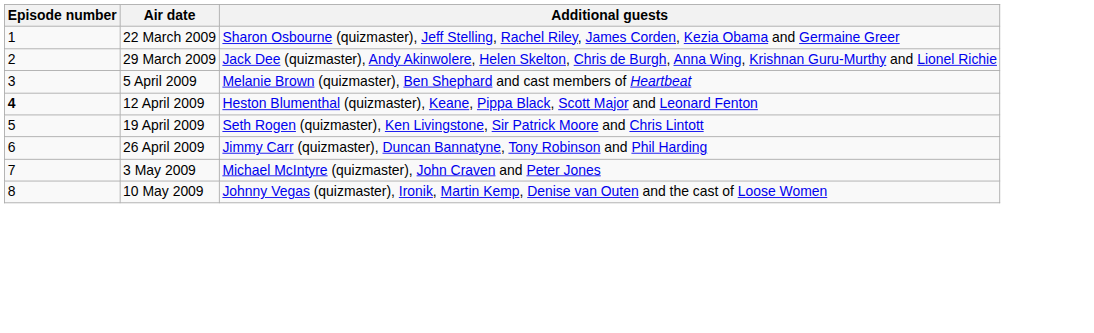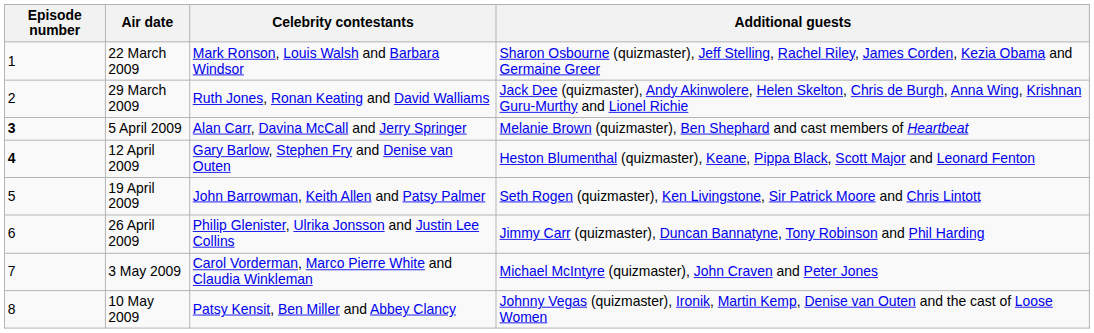+ column: (343, 23)
(12, 81) normal -> (12, 128) bold
